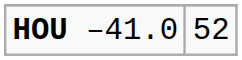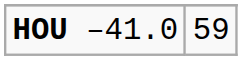(211, 30) 52 -> (211, 30) 59
